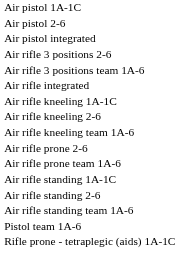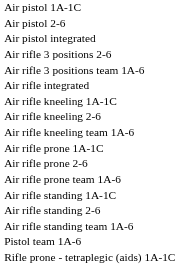+ row: (54, 148)
